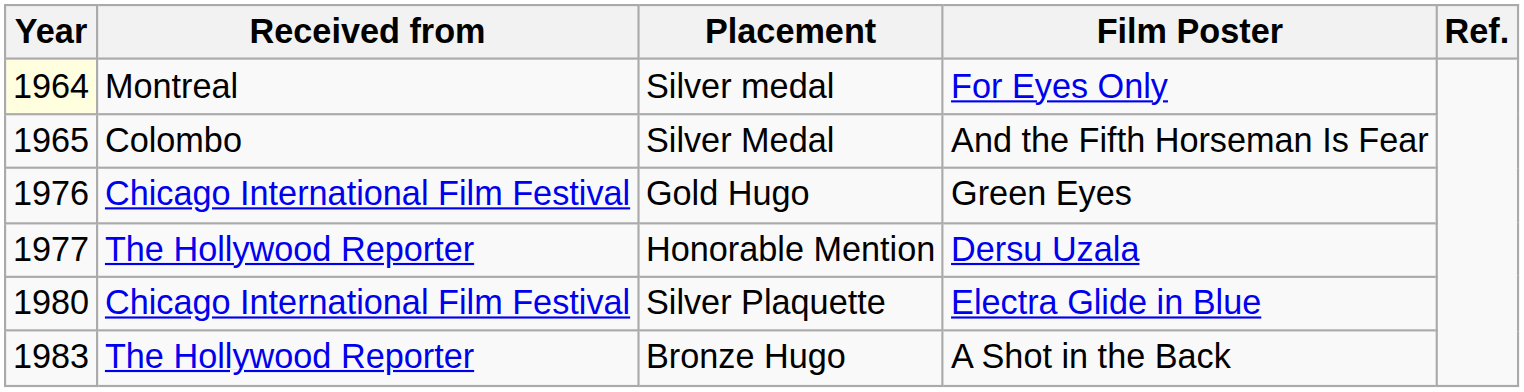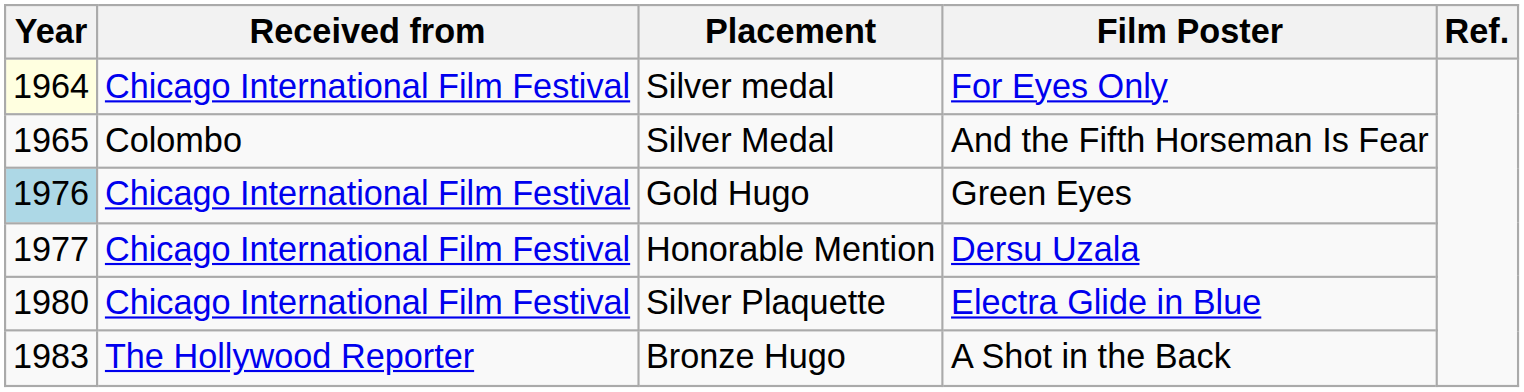(172, 85) Montreal -> (368, 85) Chicago International Film Festival
(51, 194) no background -> (51, 194) lightblue background
(290, 248) The Hollywood Reporter -> (368, 248) Chicago International Film Festival
